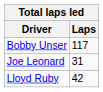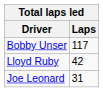rows swapped: (33, 78) <-> (36, 62)
